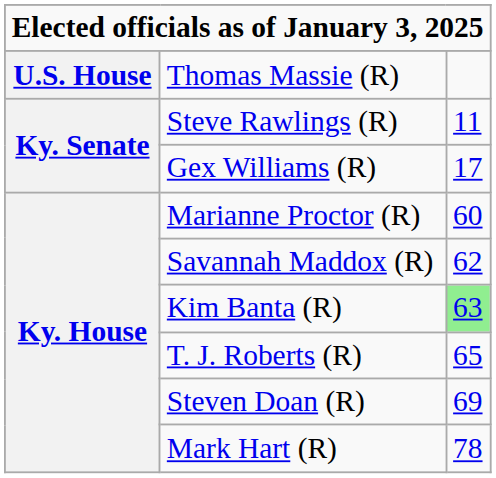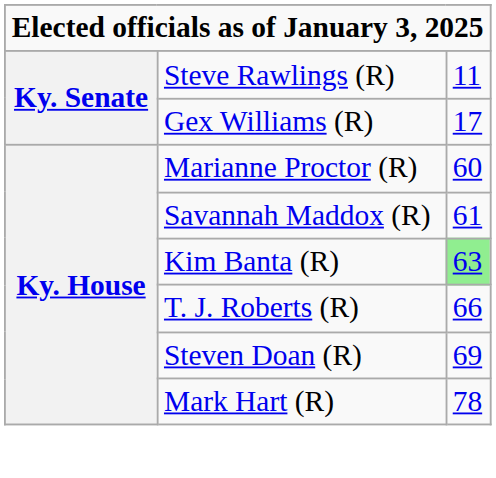- row: (283, 74)
(468, 261) 62 -> (467, 214) 61
(468, 354) 65 -> (467, 307) 66
